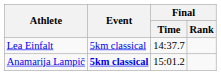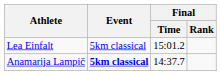(169, 45) 14:37.7 -> (169, 45) 15:01.2
(169, 62) 15:01.2 -> (169, 62) 14:37.7
